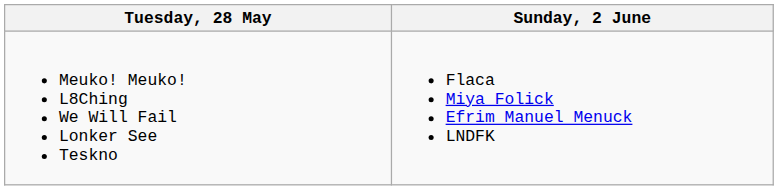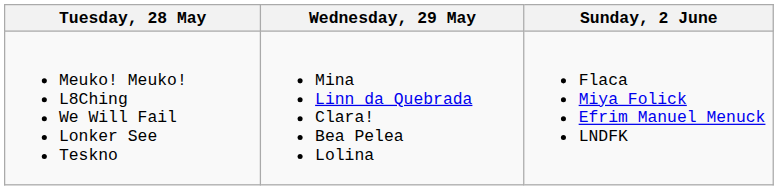+ column: (393, 18)
